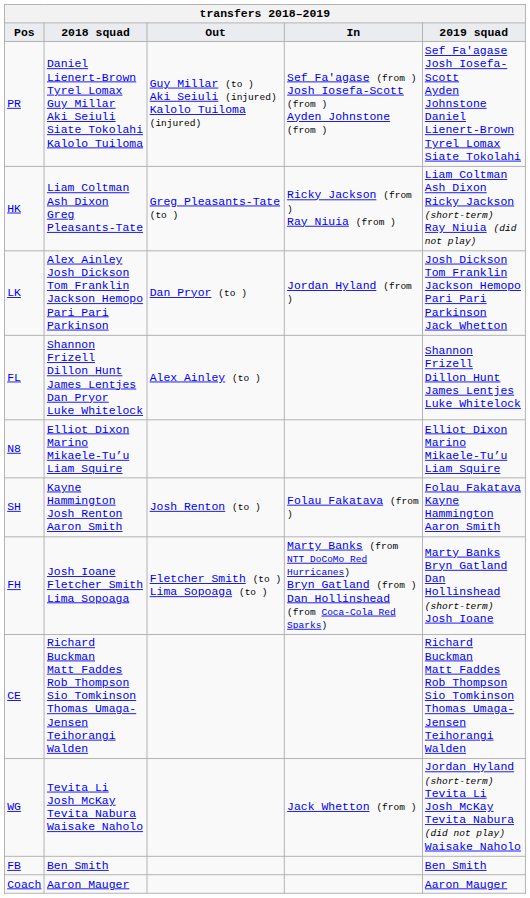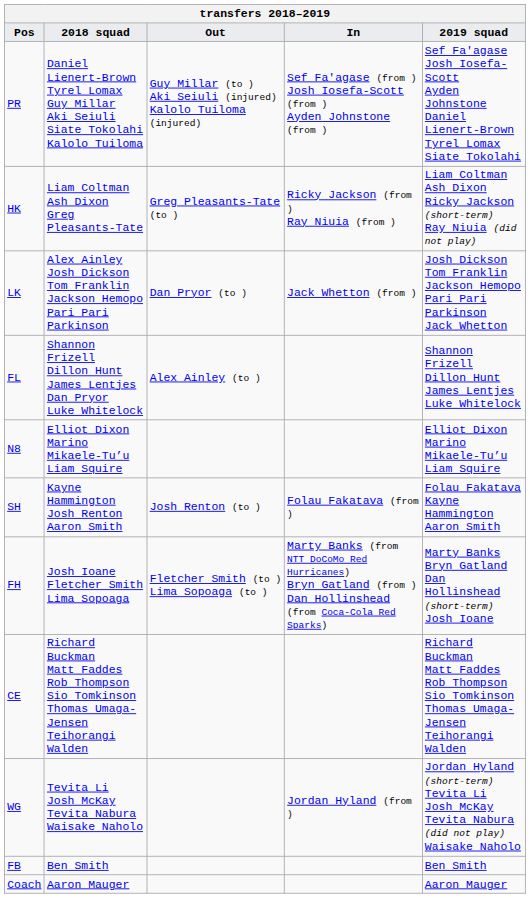(349, 293) Jordan Hyland (from ) -> (352, 293) Jack Whetton (from )
(352, 807) Jack Whetton (from ) -> (349, 807) Jordan Hyland (from )
